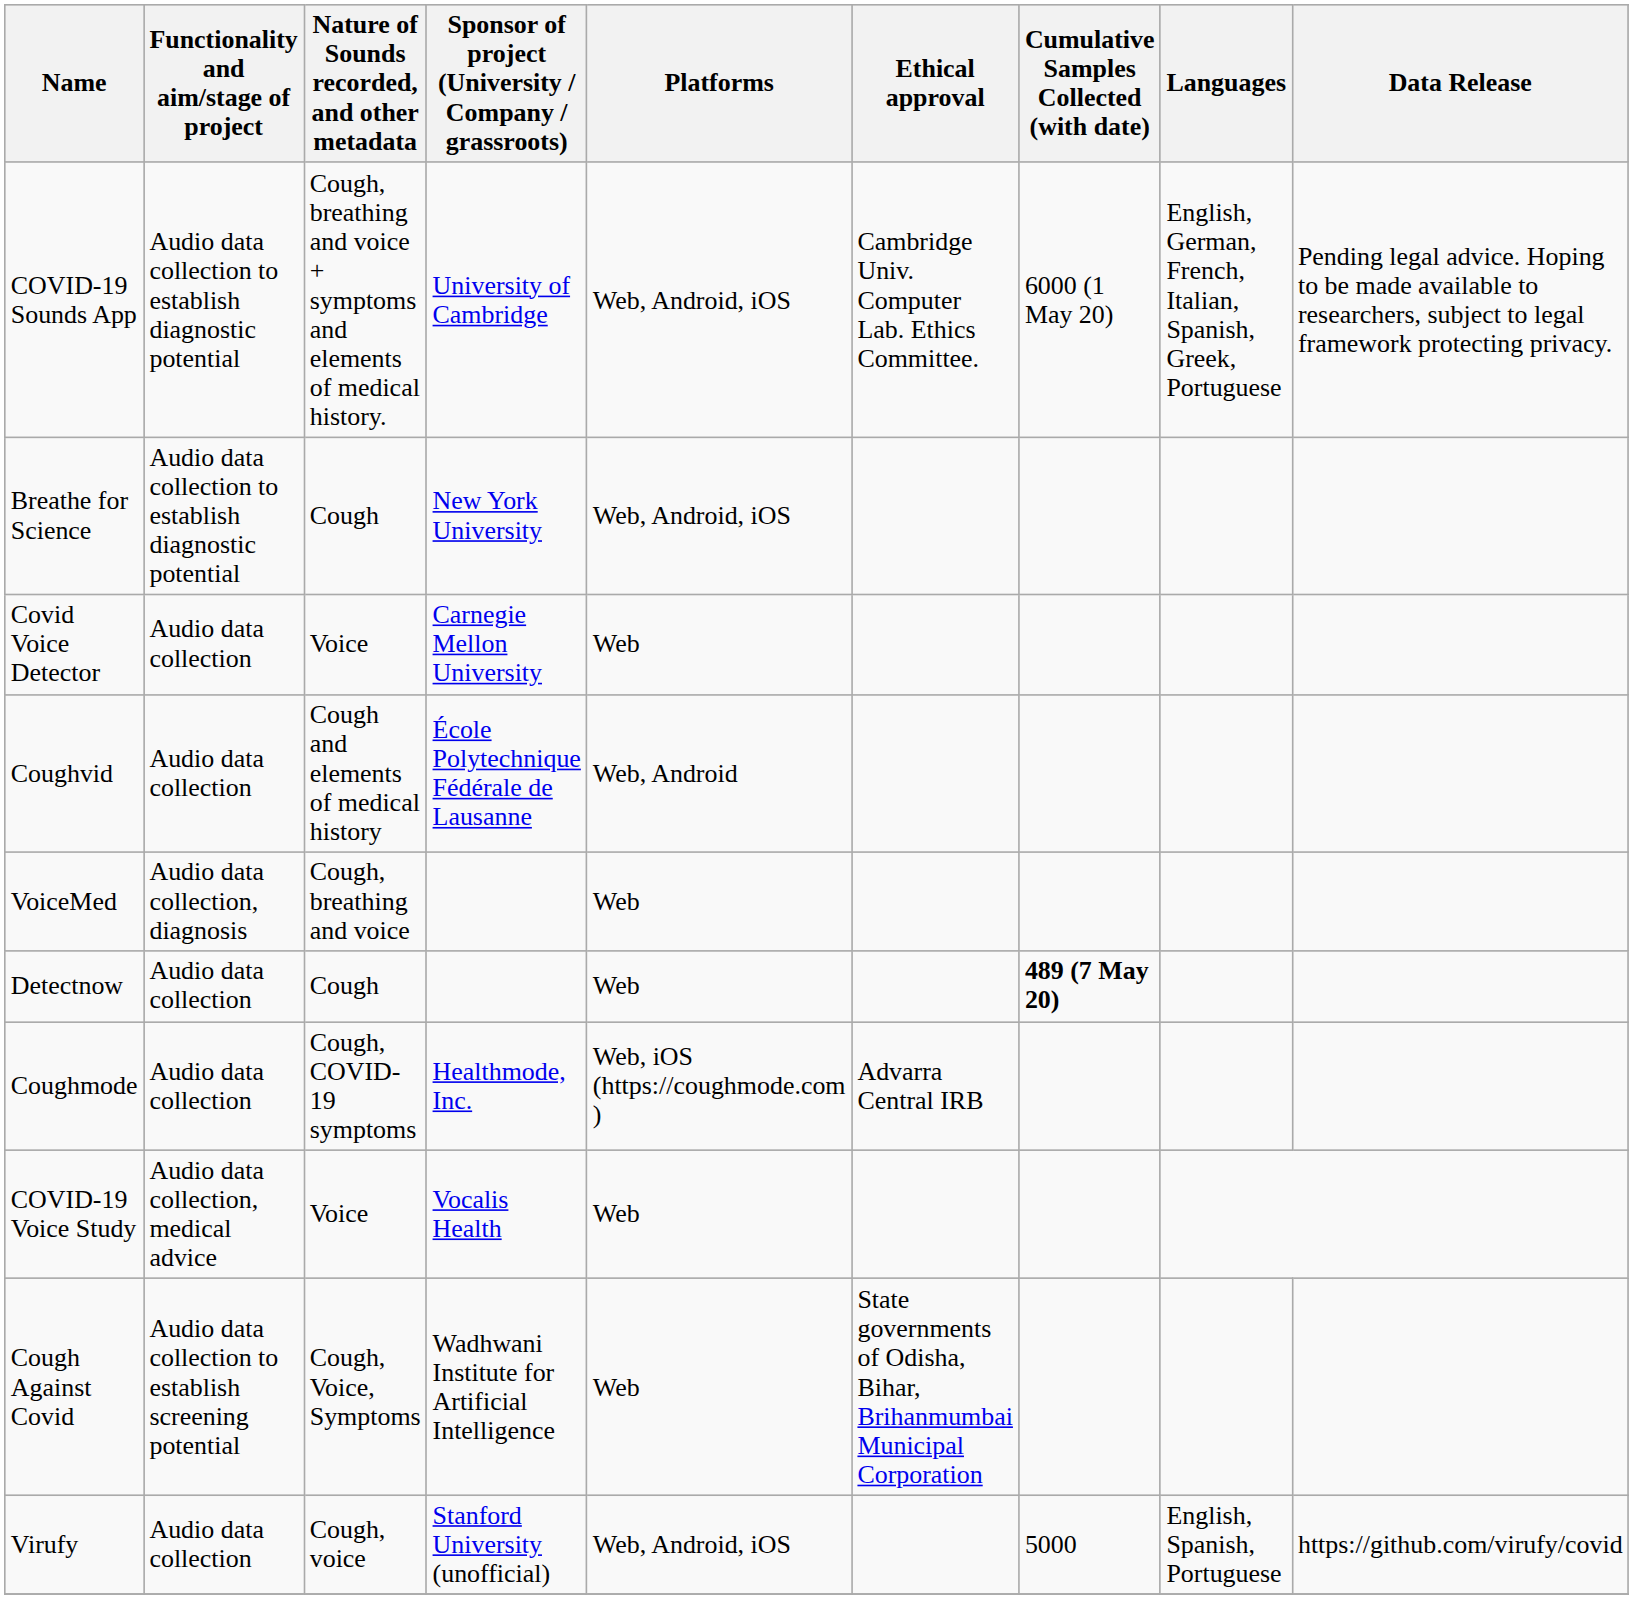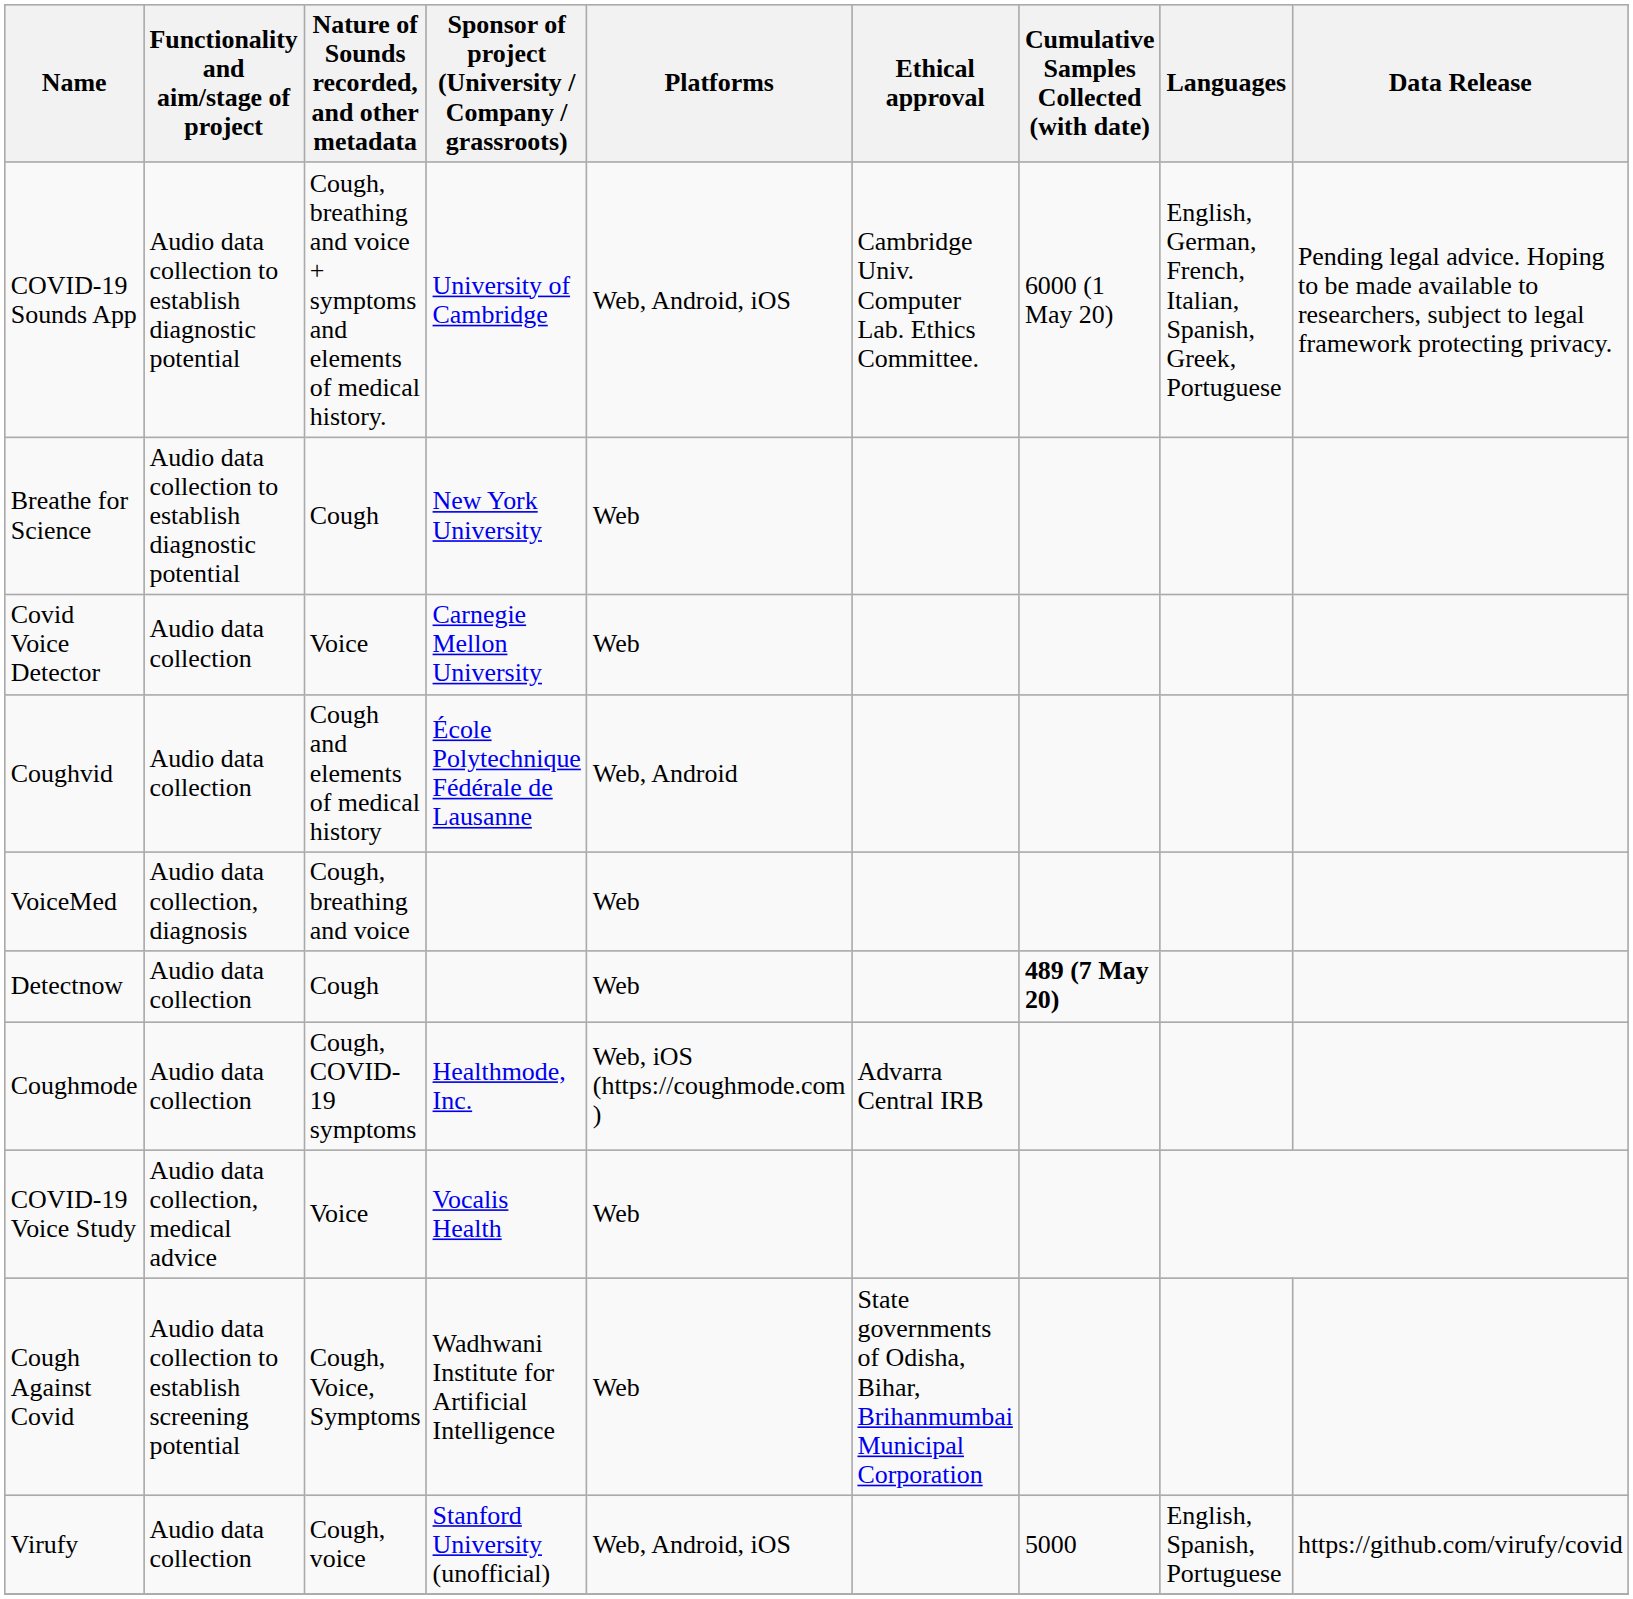(692, 515) Web, Android, iOS -> (616, 515) Web
